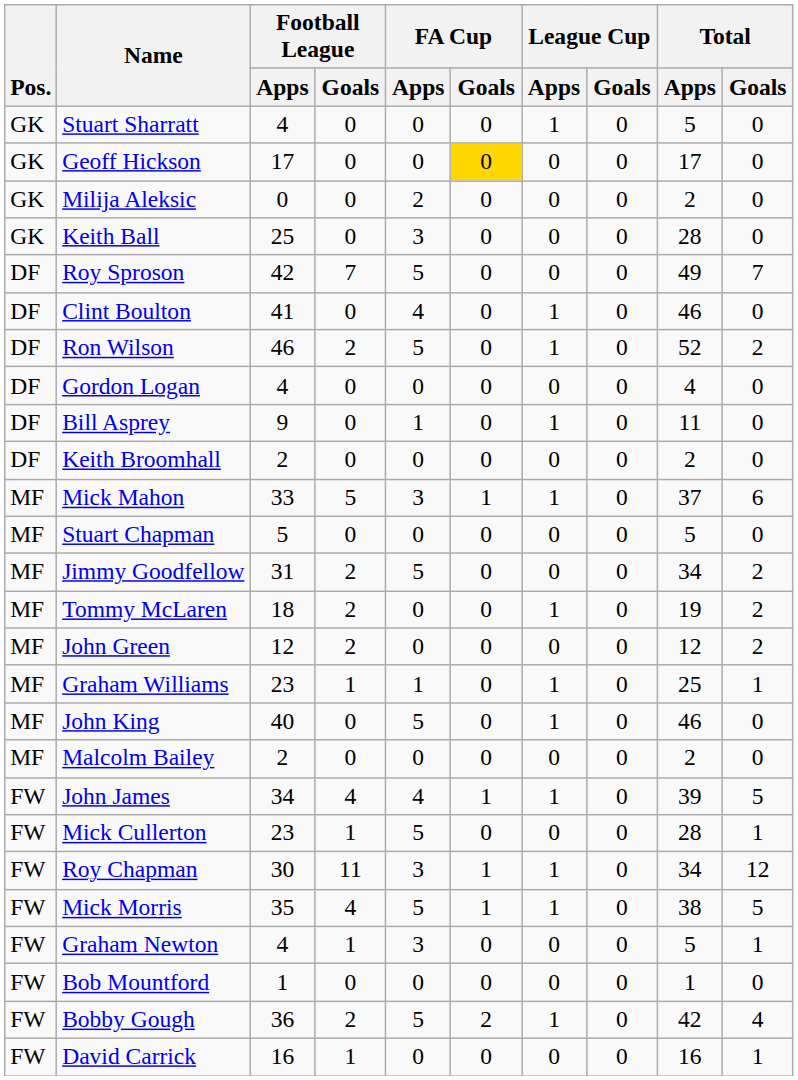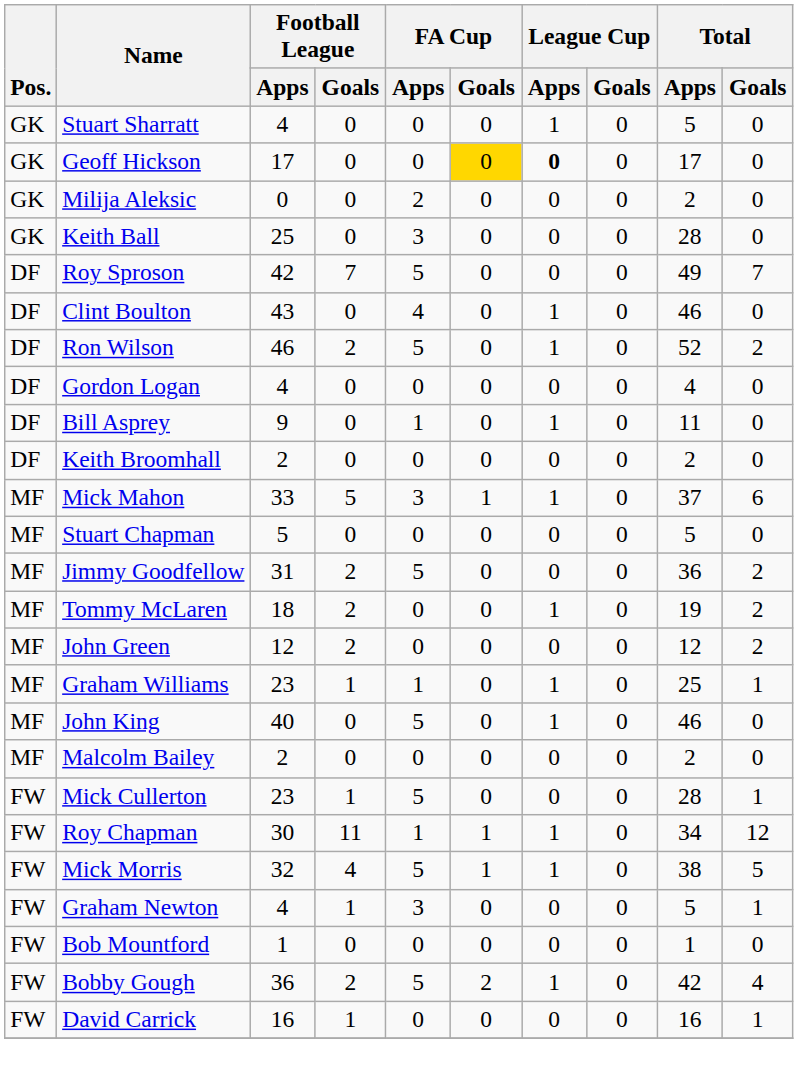(554, 161) normal -> (554, 161) bold
(282, 310) 41 -> (282, 310) 43
(690, 571) 34 -> (690, 571) 36
- row: (116, 795)
(418, 870) 3 -> (418, 832) 1
(282, 907) 35 -> (282, 870) 32
